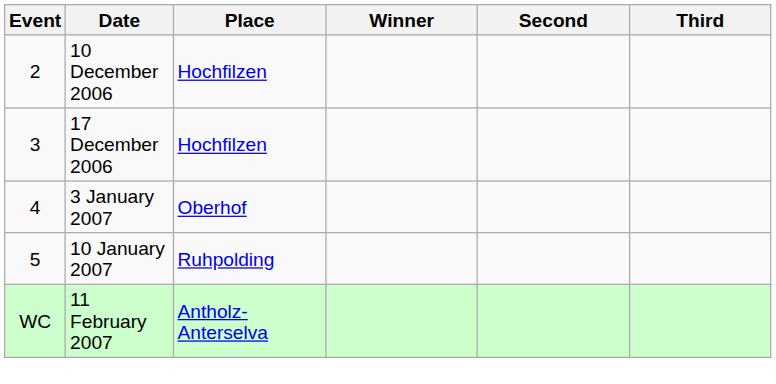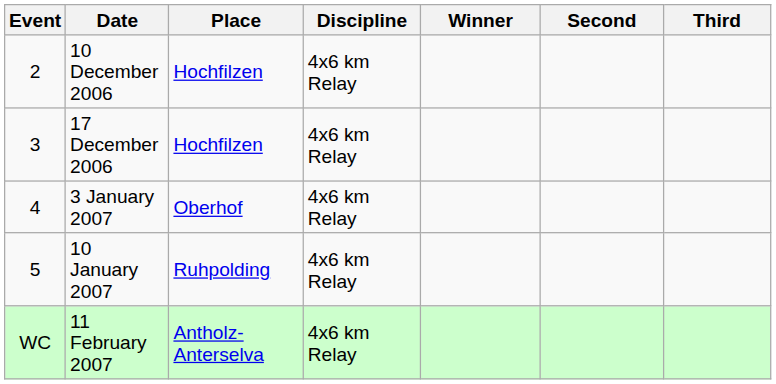+ column: (362, 20)
